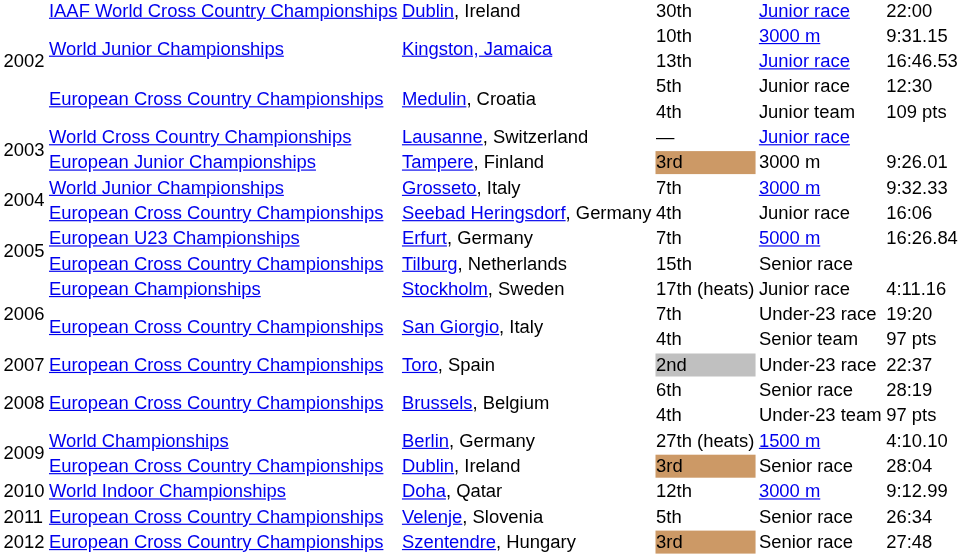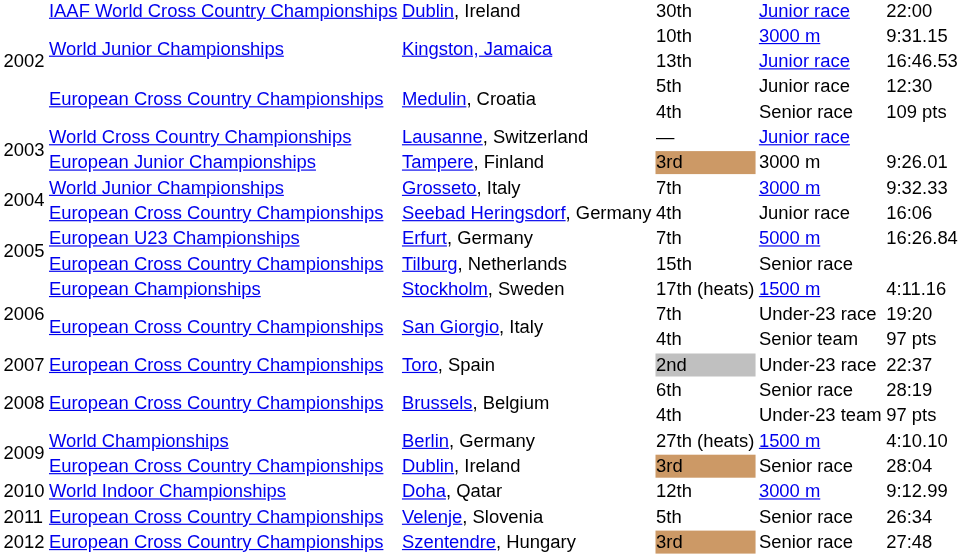(807, 111) Junior team -> (806, 111) Senior race
(804, 289) Junior race -> (790, 289) 1500 m
